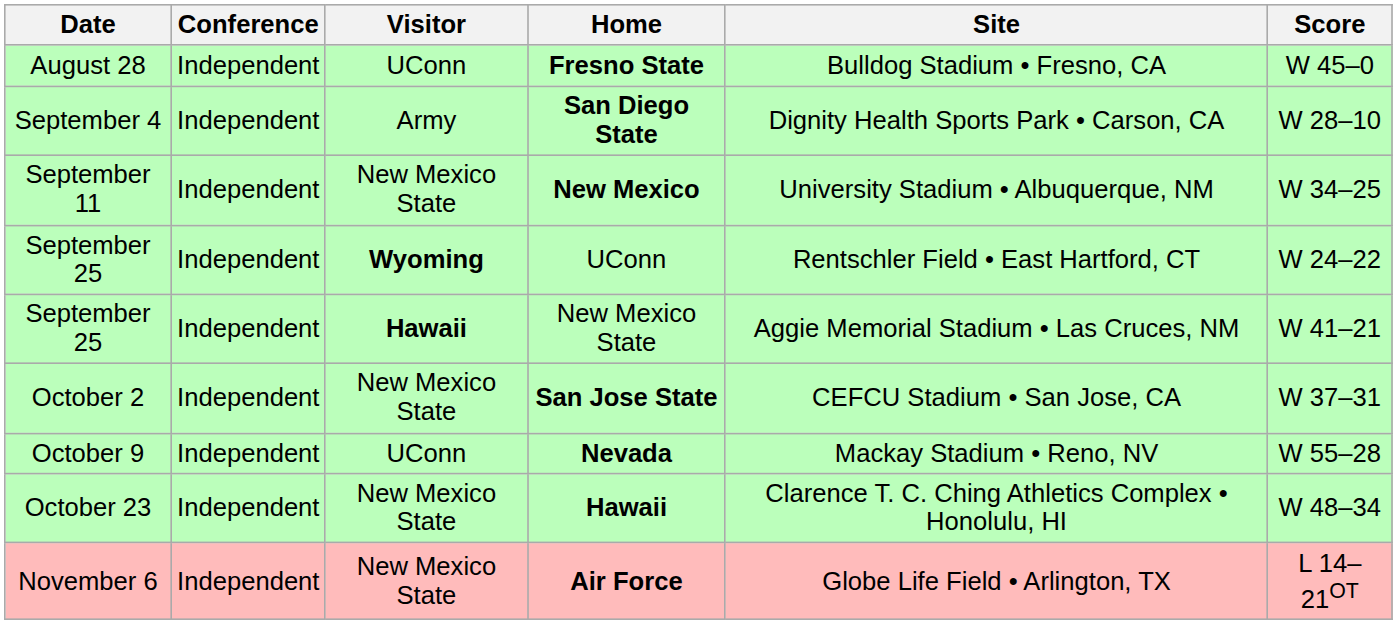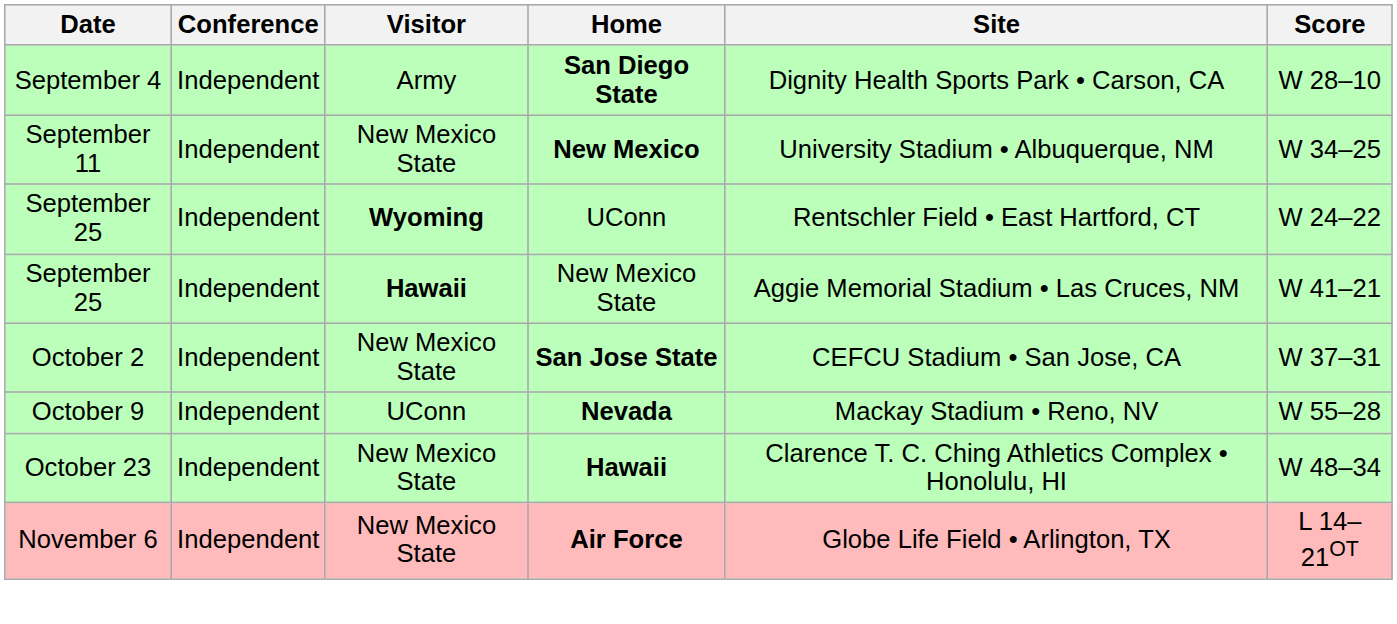- row: (626, 65)
